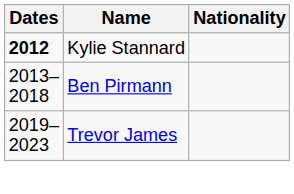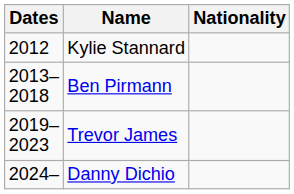(29, 47) bold -> (29, 47) normal
+ row: (121, 174)
